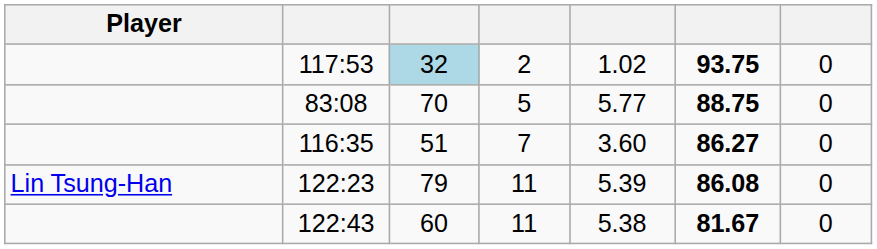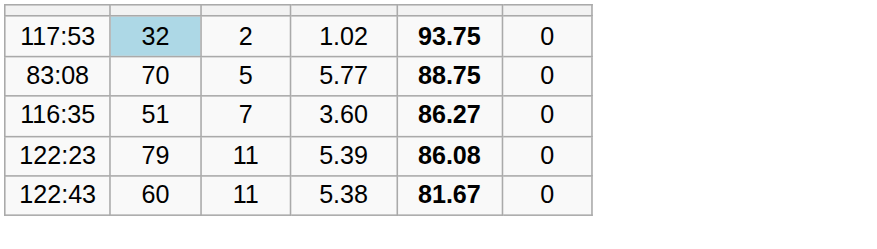- column: (144, 24)
